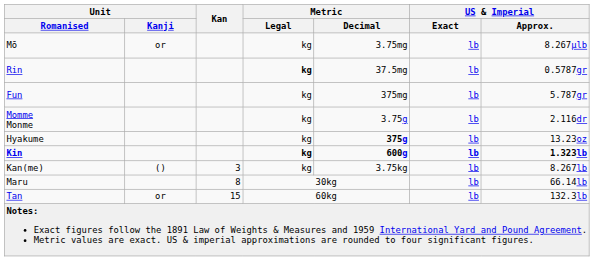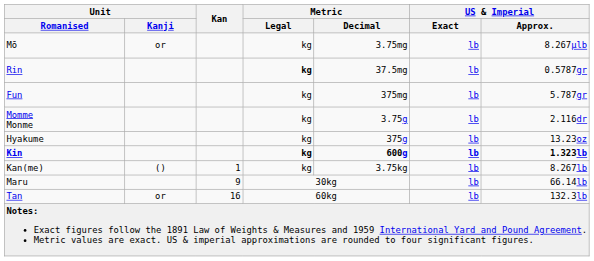(397, 139) bold -> (397, 139) normal
(238, 168) 3 -> (238, 168) 1
(238, 182) 8 -> (238, 182) 9
(235, 196) 15 -> (235, 196) 16
